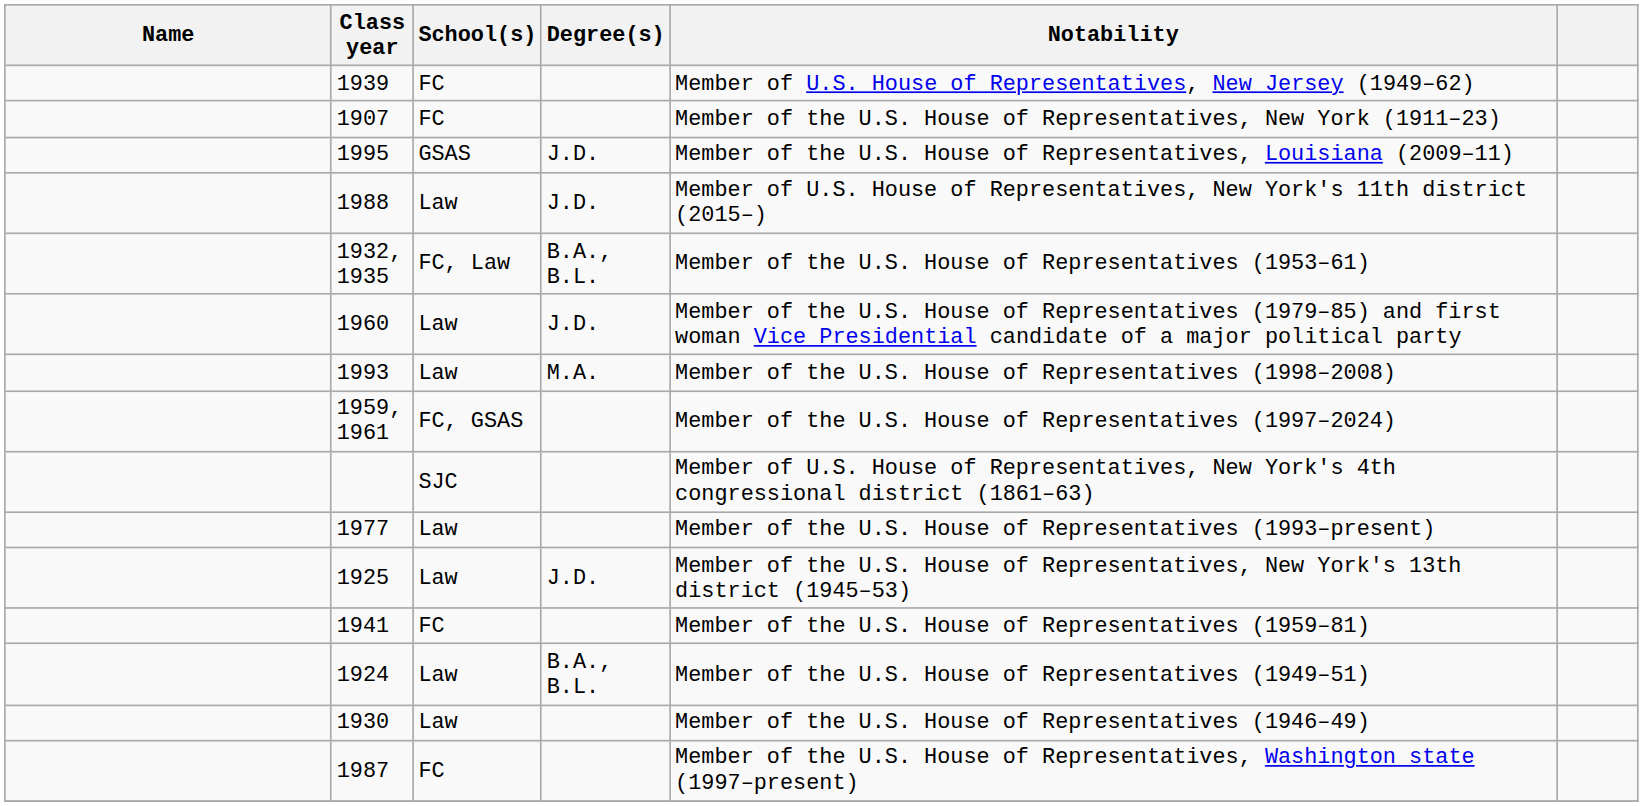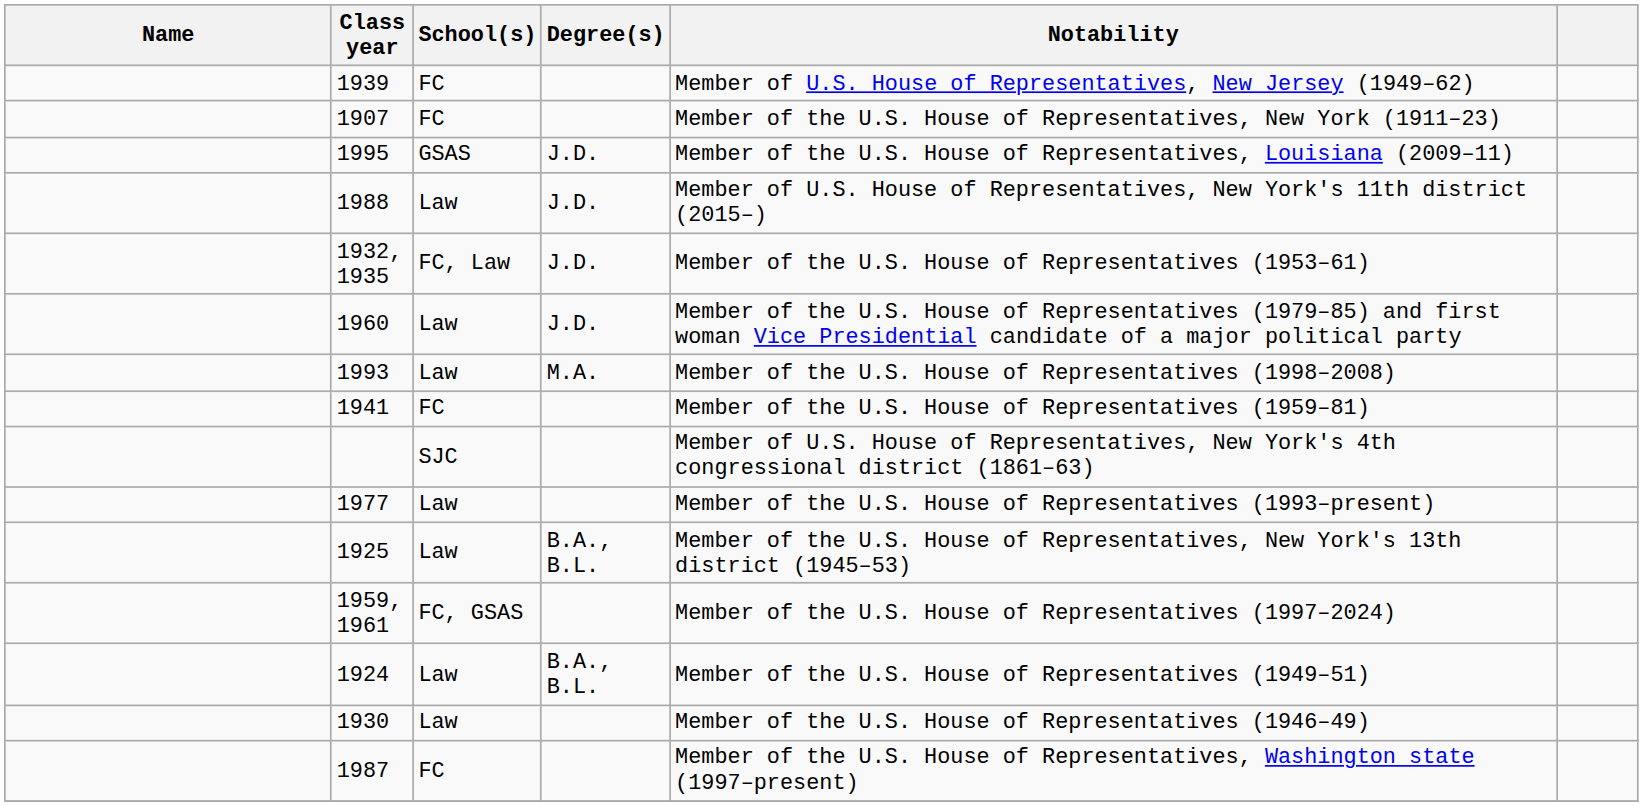(580, 264) B.A., B.L. -> (573, 264) J.D.
rows swapped: (363, 626) <-> (369, 421)
(573, 578) J.D. -> (580, 553) B.A., B.L.
